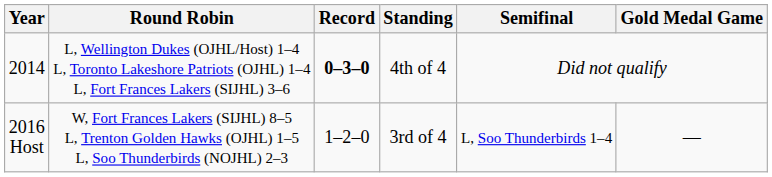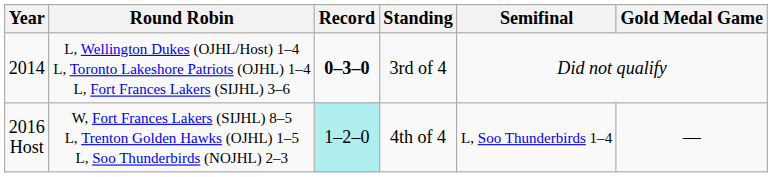(418, 67) 4th of 4 -> (418, 67) 3rd of 4
(347, 137) no background -> (347, 137) paleturquoise background
(418, 137) 3rd of 4 -> (418, 137) 4th of 4
